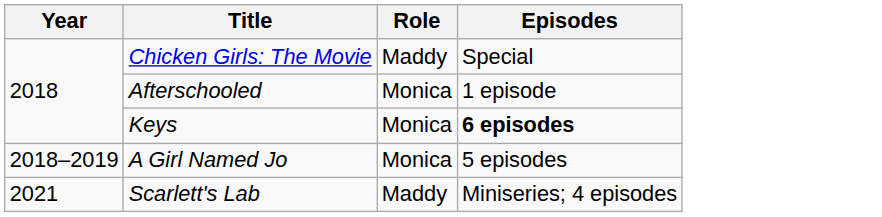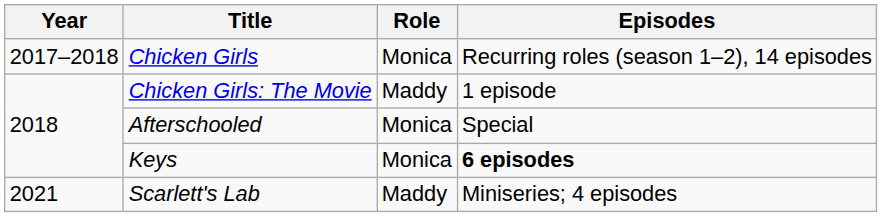+ row: (193, 56)
(498, 56) Special -> (509, 90) 1 episode
(509, 90) 1 episode -> (498, 125) Special
- row: (208, 159)
